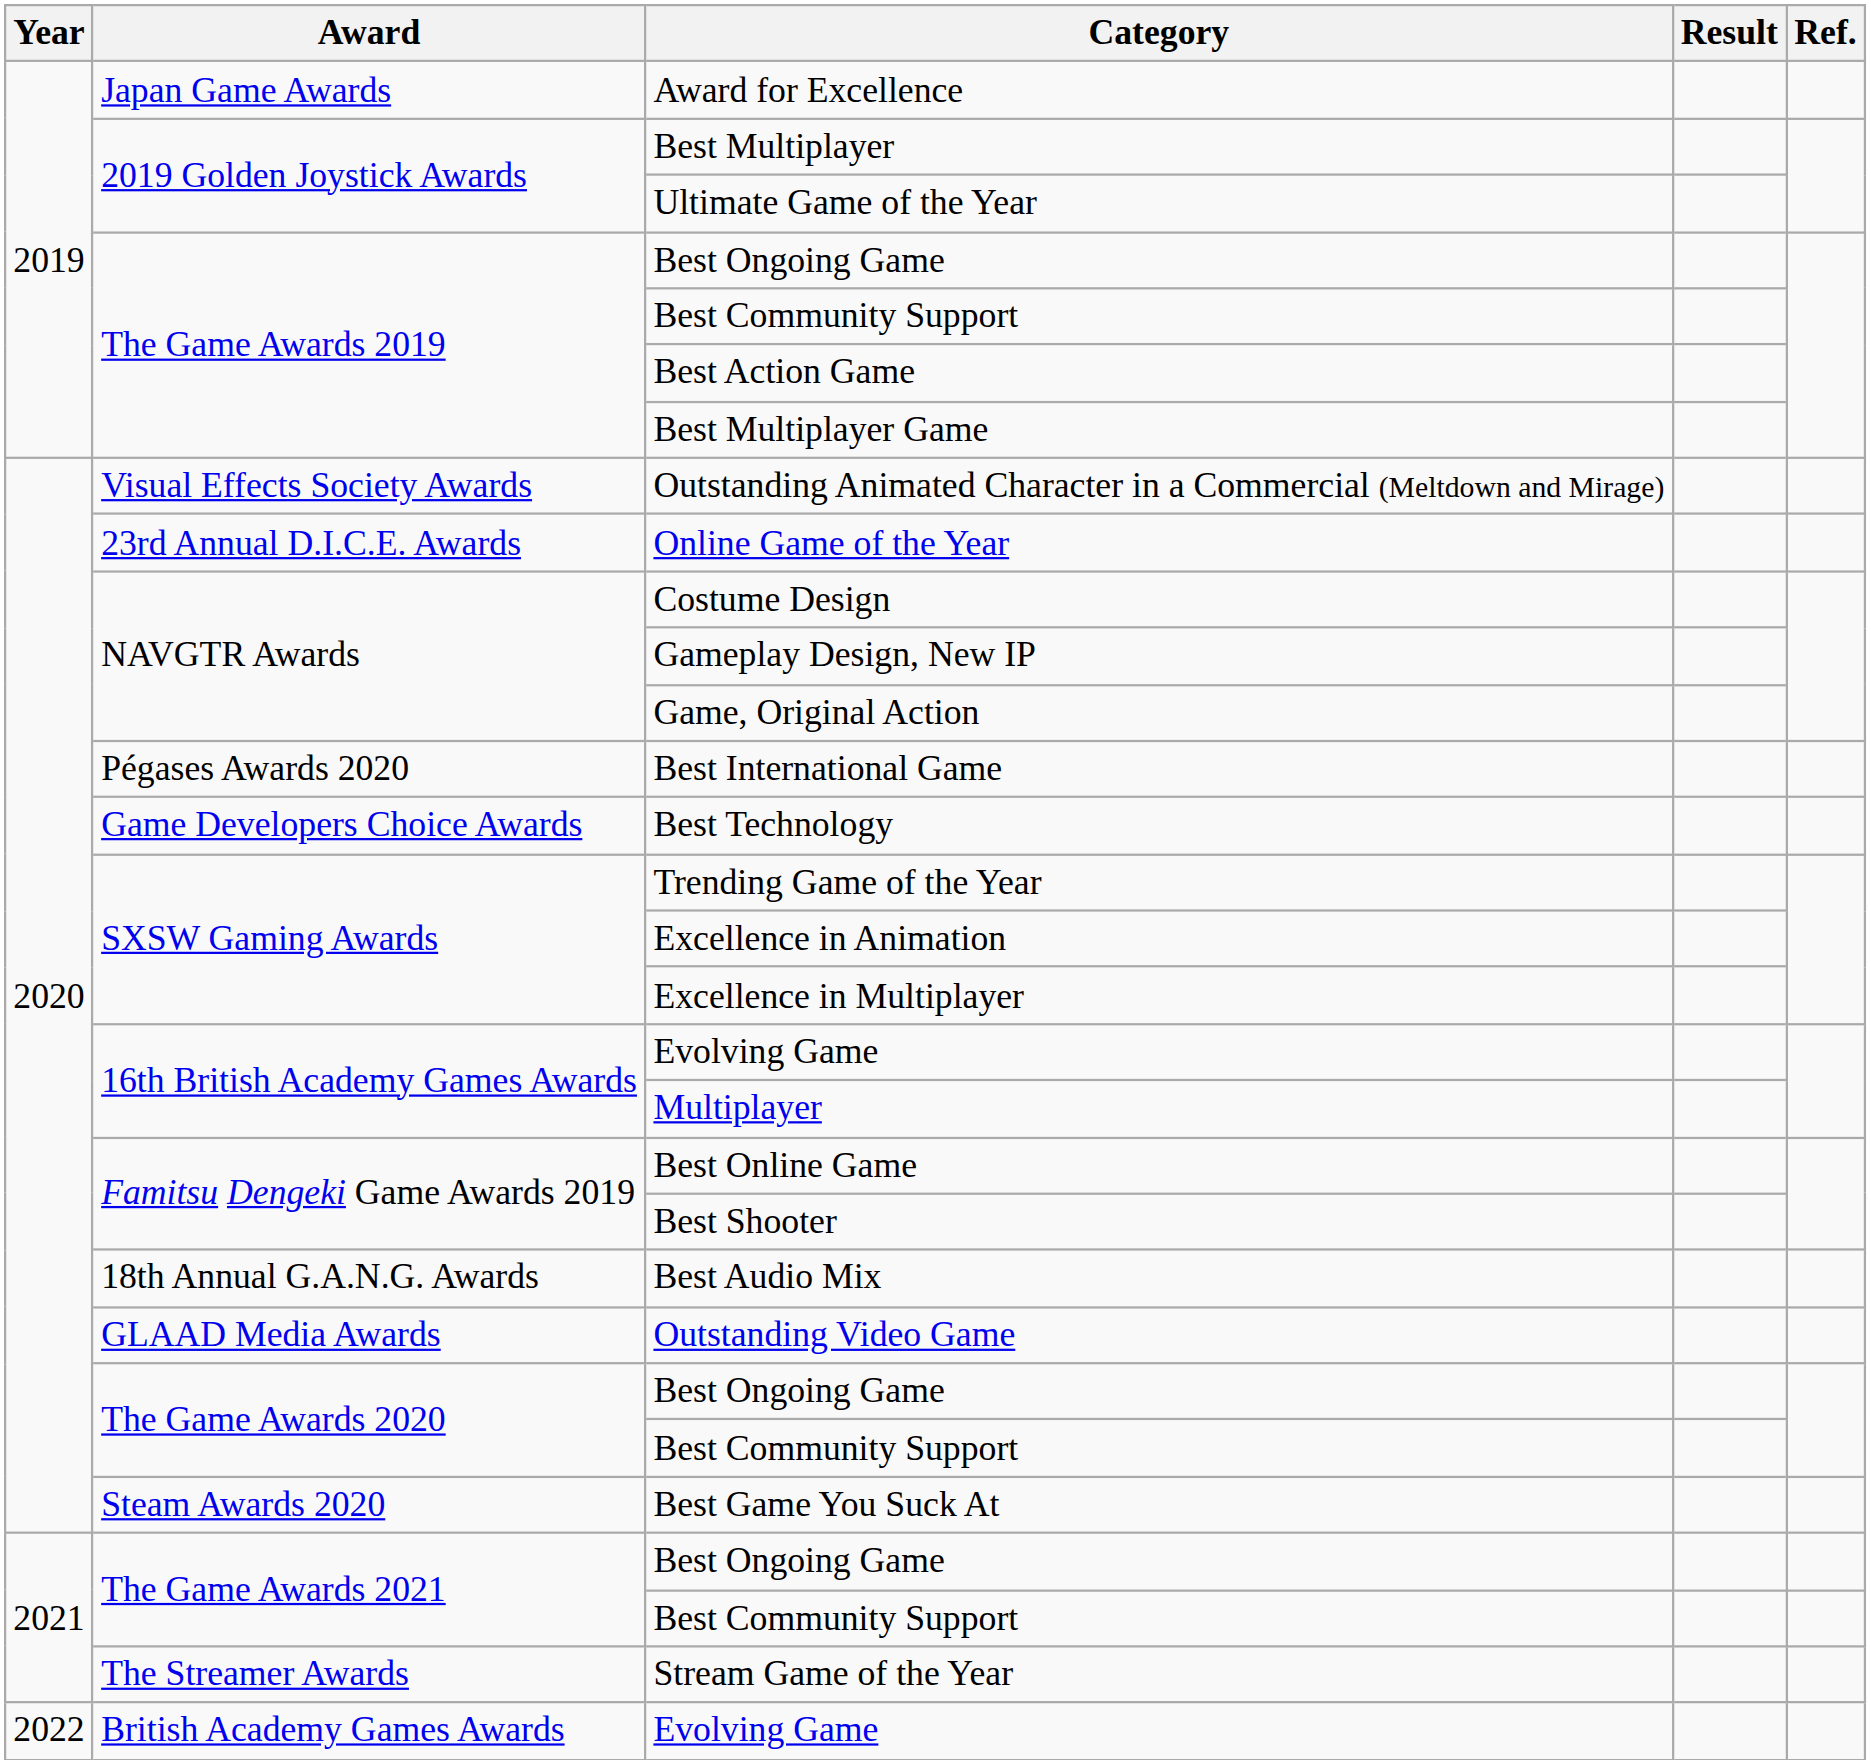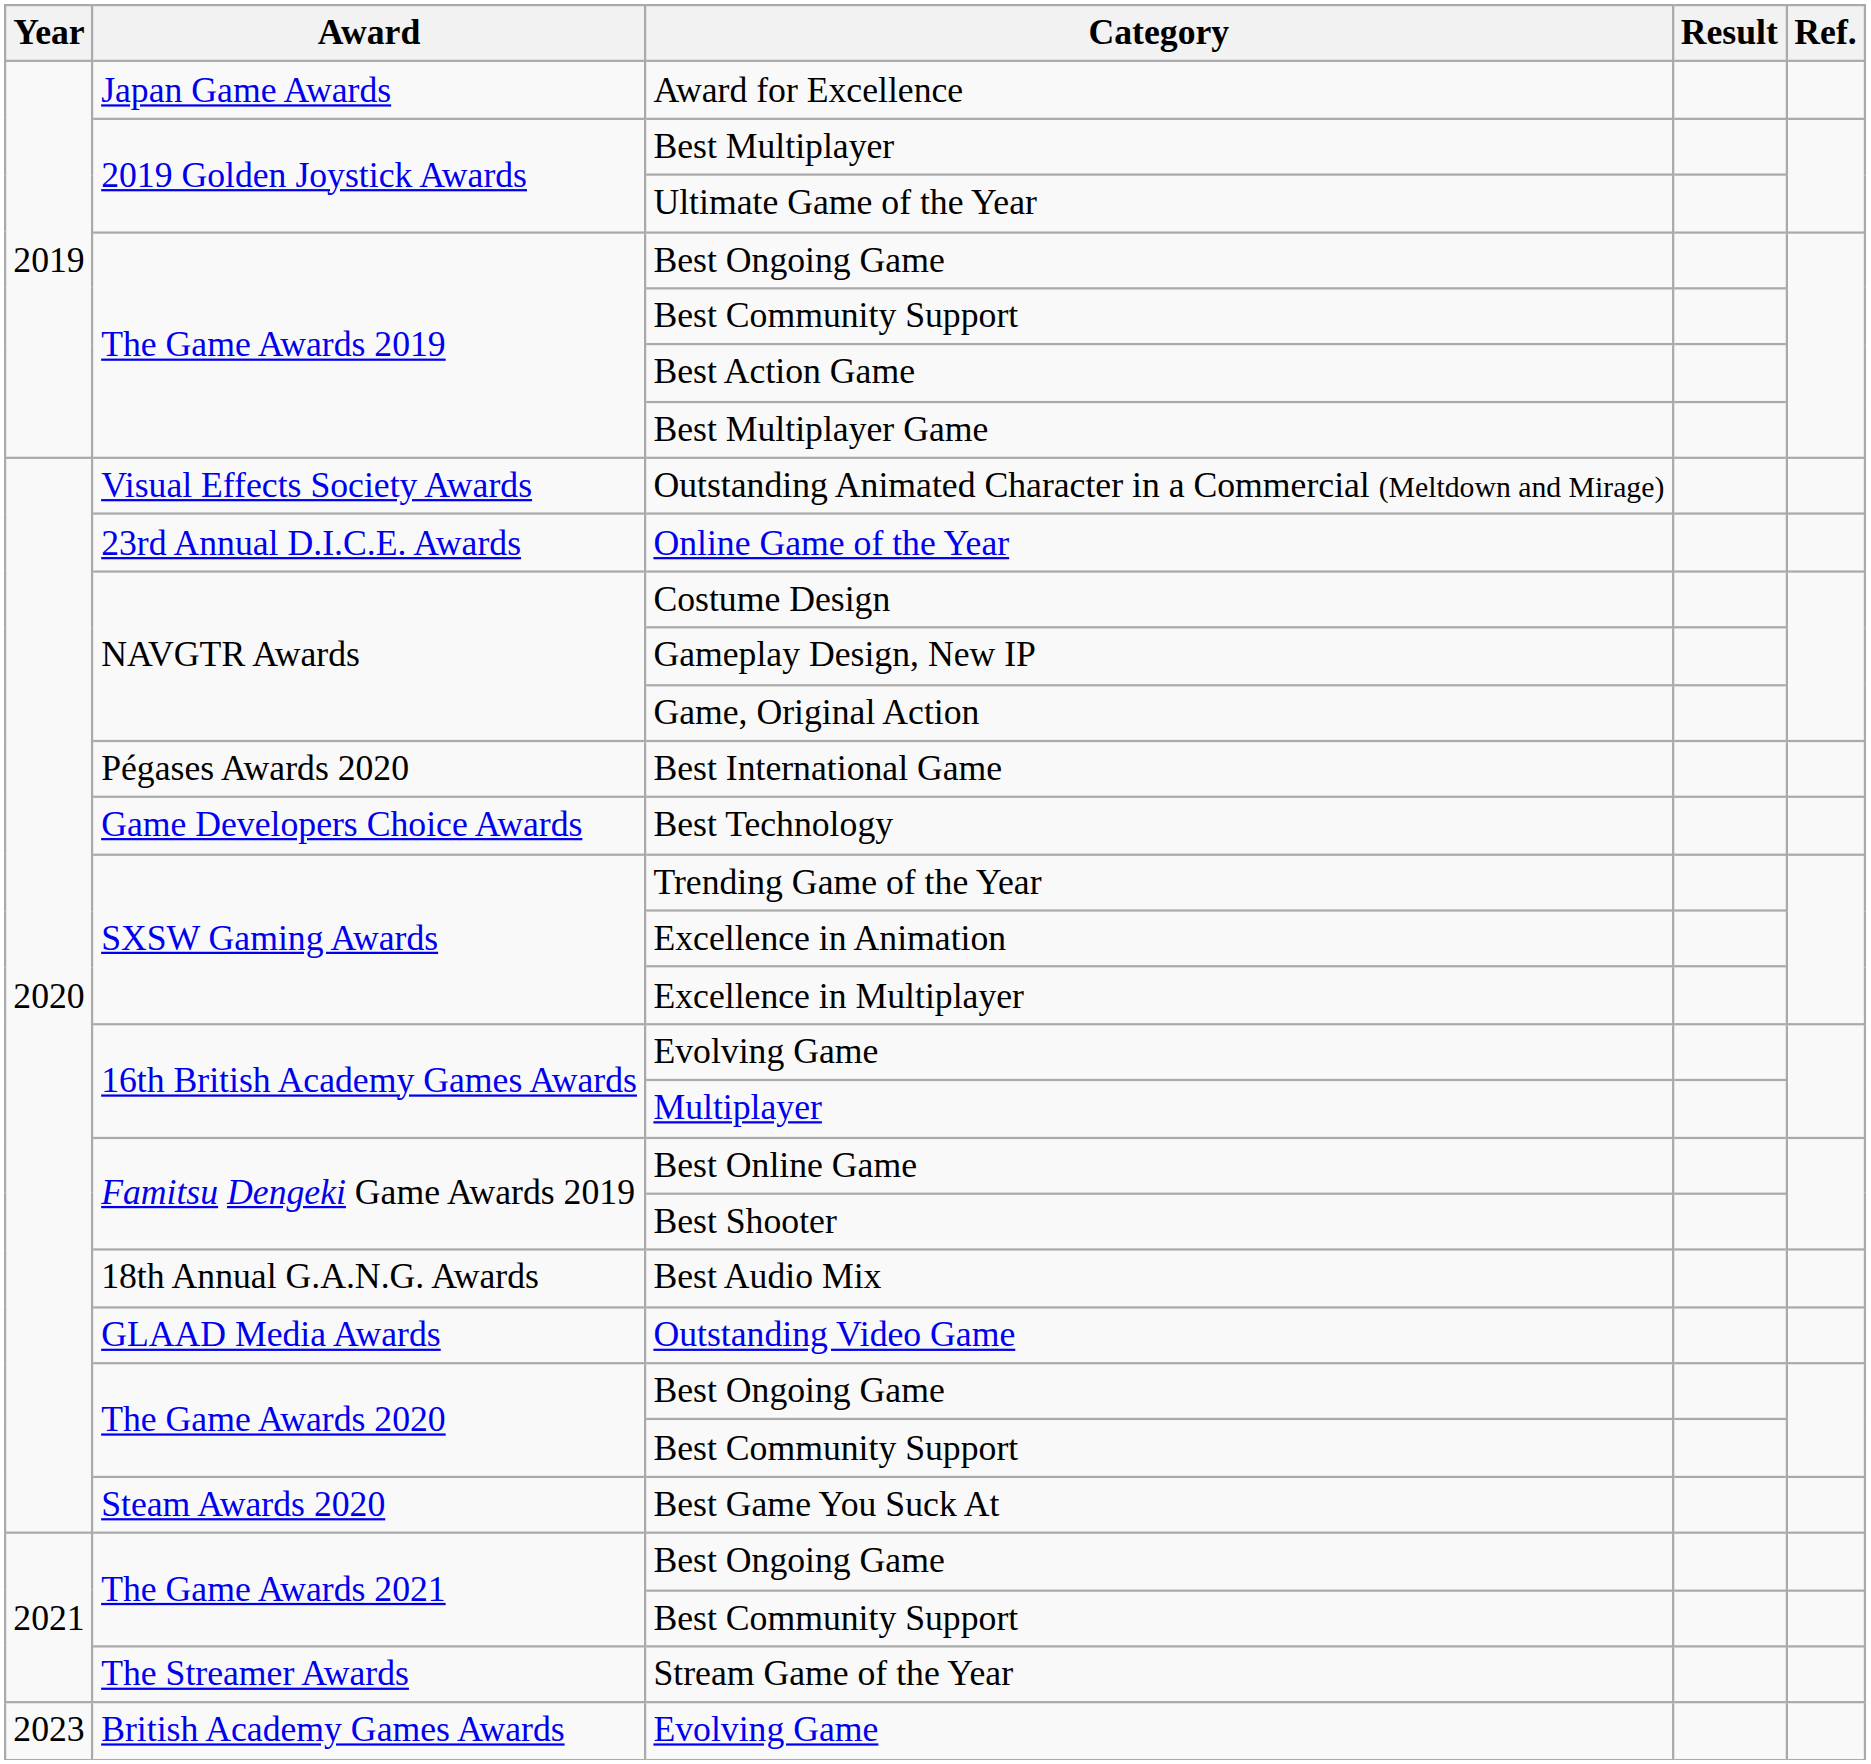(49, 1730) 2022 -> (49, 1730) 2023
